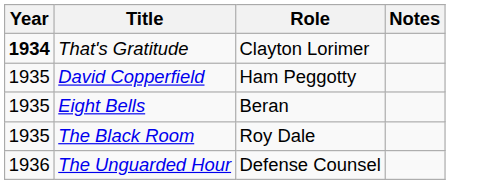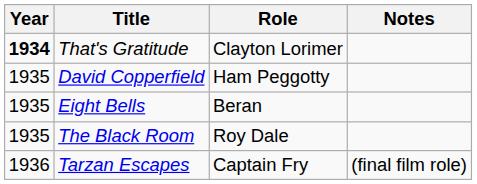- row: (145, 164)
+ row: (124, 164)
